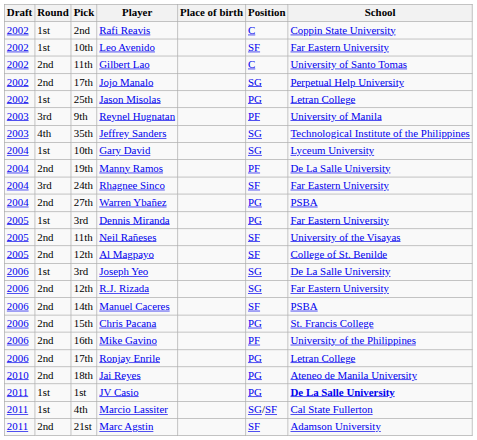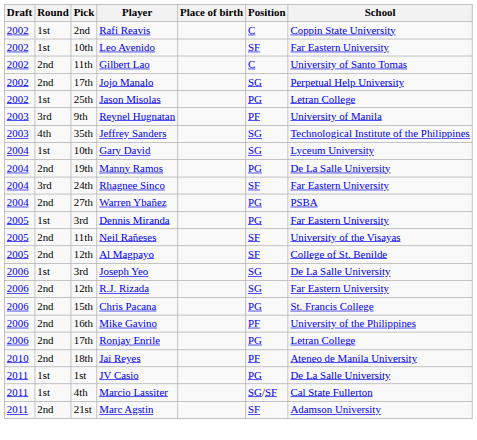(254, 168) PF -> (255, 168) PG
- row: (134, 306)
(255, 375) PG -> (254, 358) PF
(343, 392) bold -> (340, 375) normal
